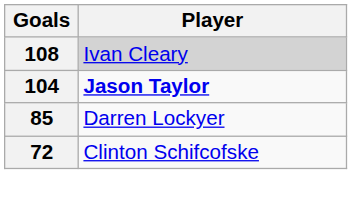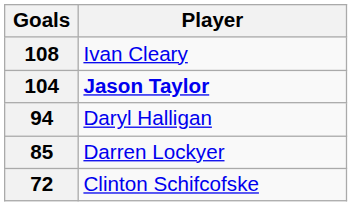(136, 53) lightgrey background -> (136, 53) no background
+ row: (42, 119)
